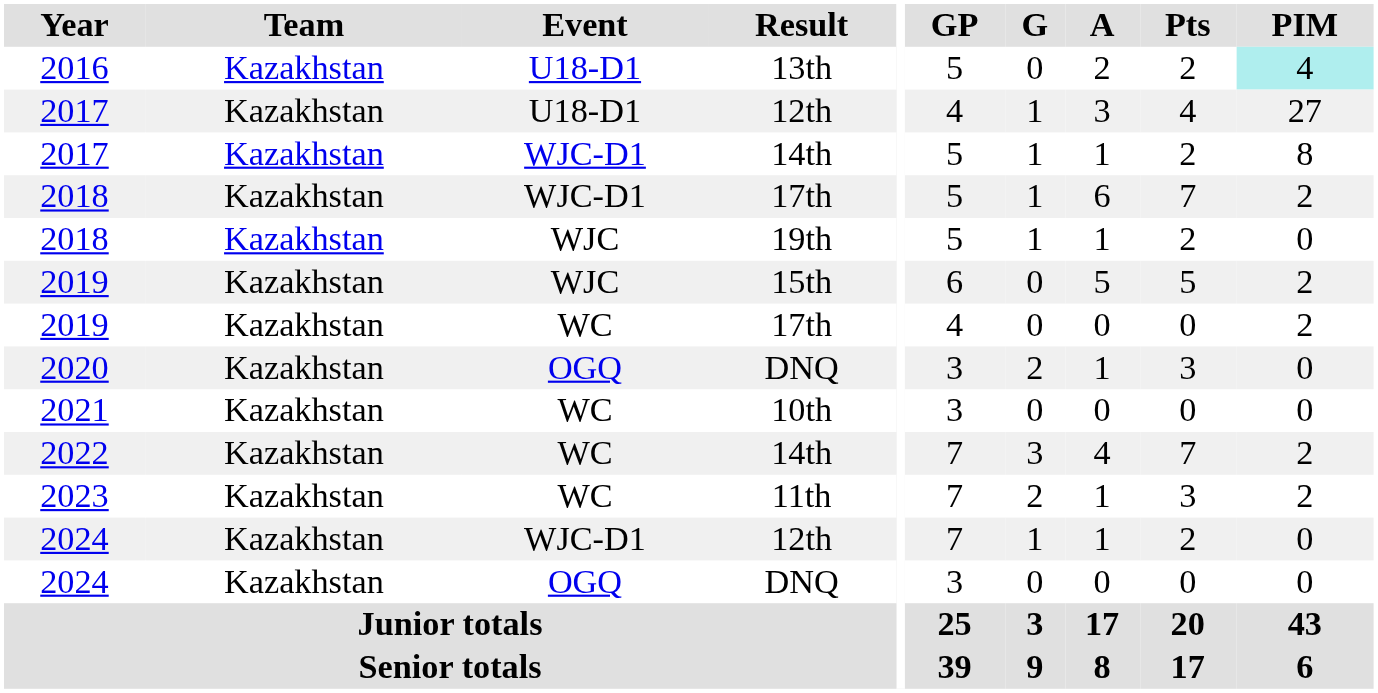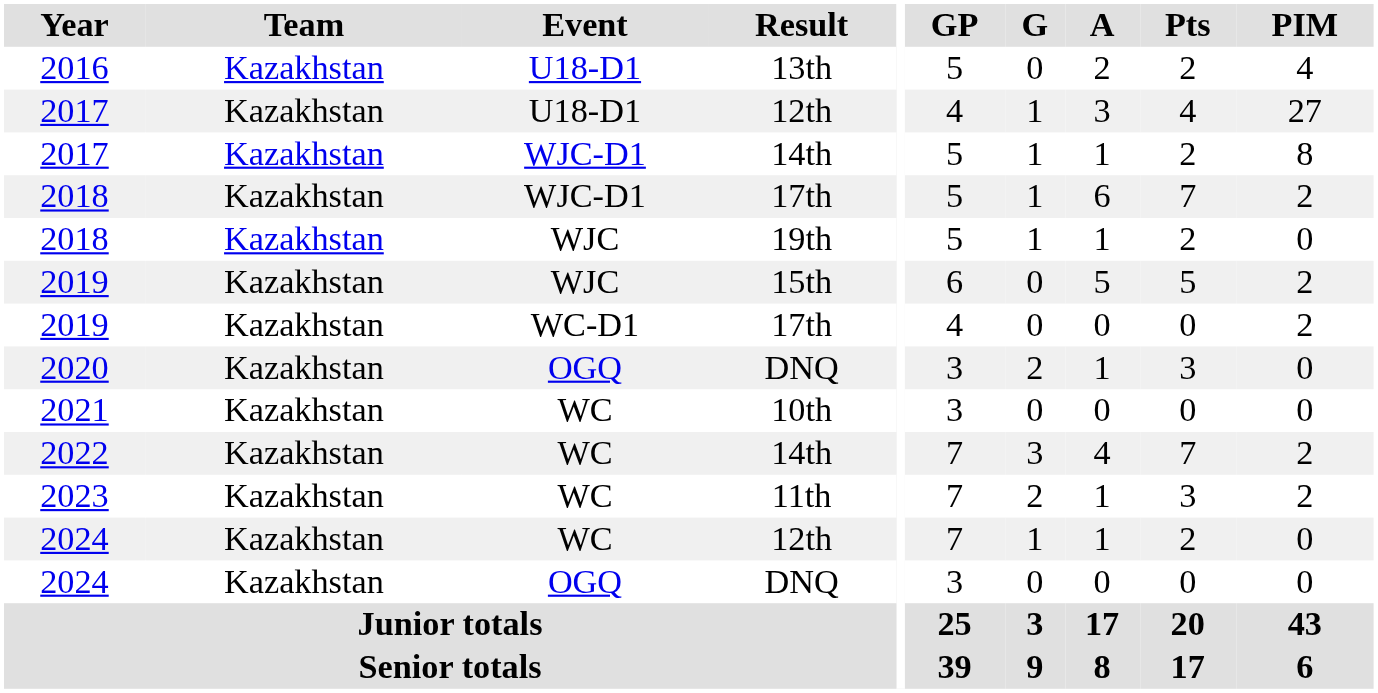(1305, 67) paleturquoise background -> (1305, 67) no background
(585, 324) WC -> (585, 324) WC-D1
(585, 538) WJC-D1 -> (585, 538) WC
